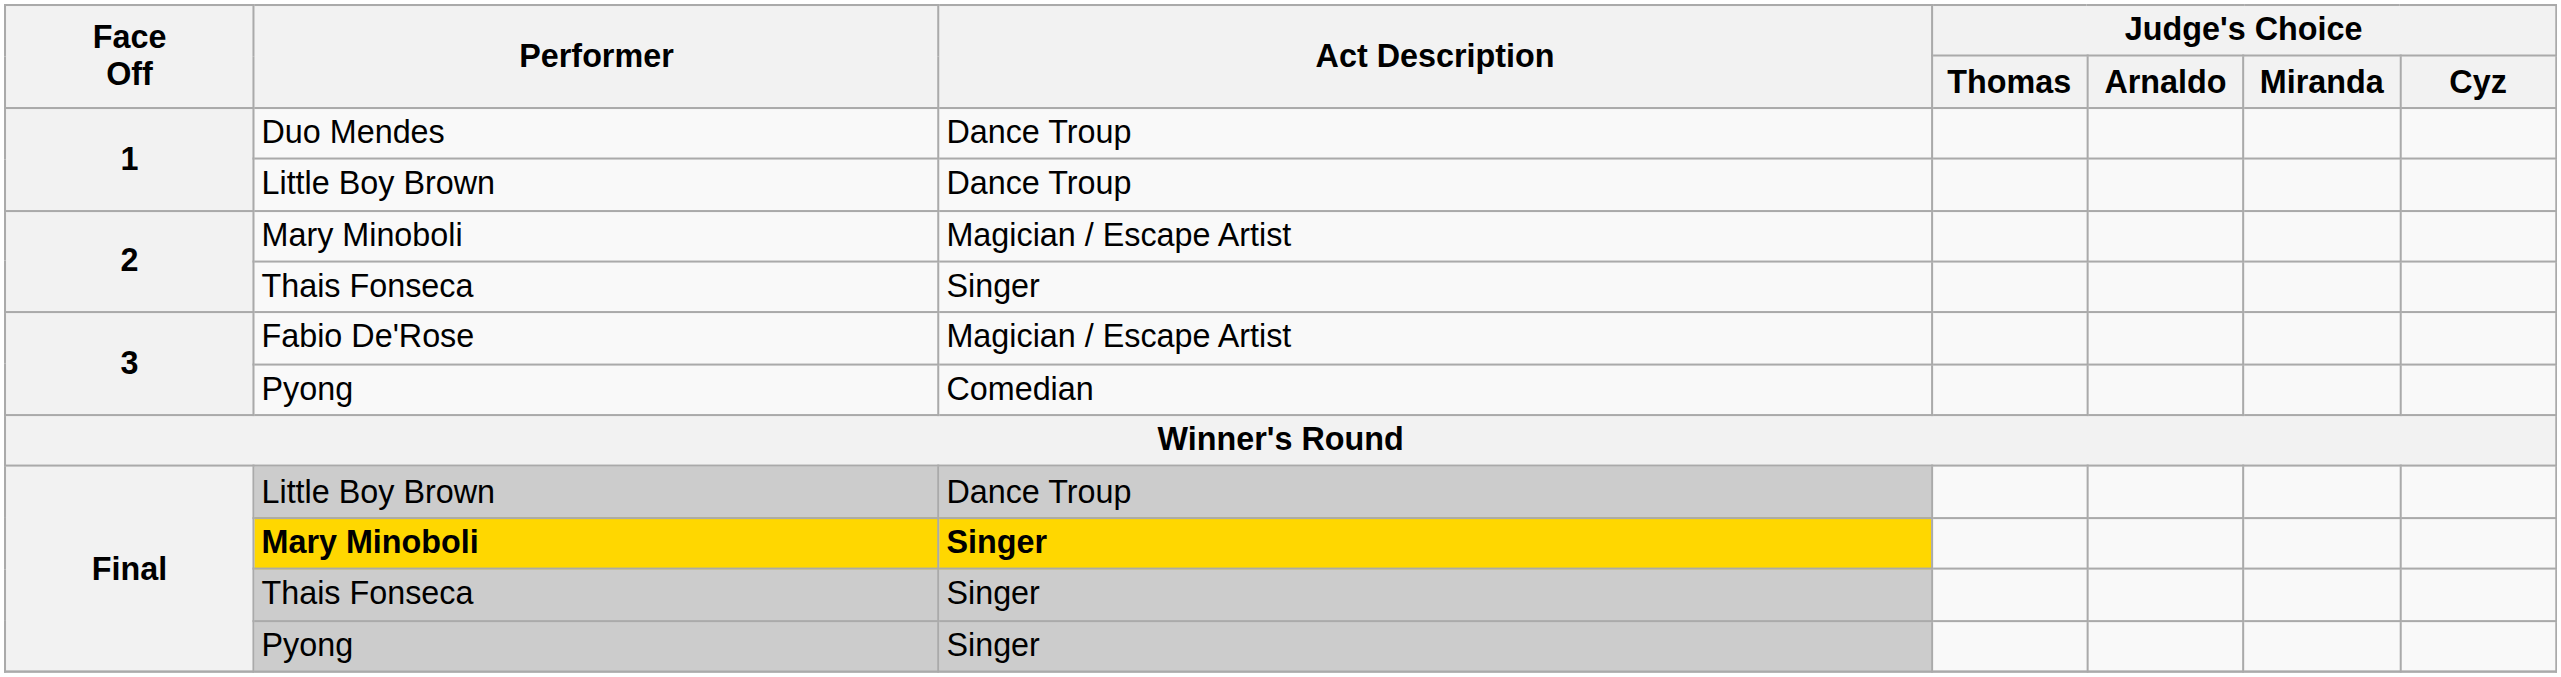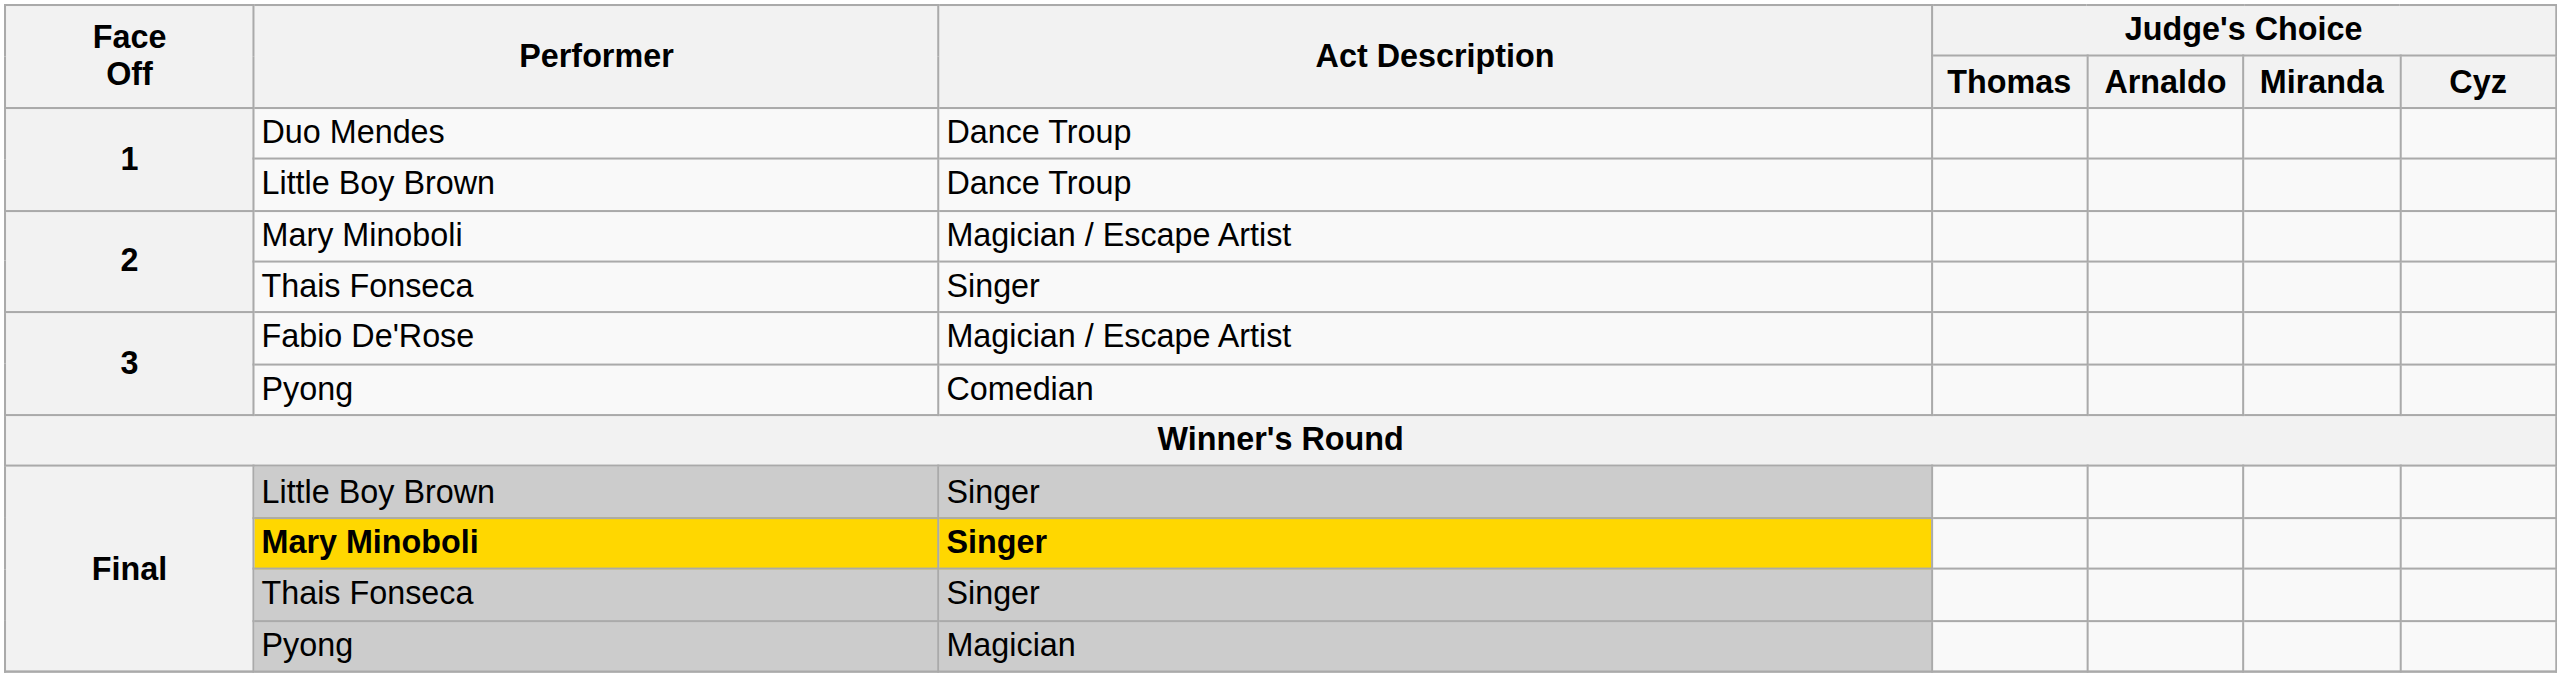(1039, 491) Dance Troup -> (993, 491) Singer
(993, 645) Singer -> (1011, 645) Magician
